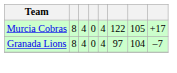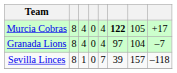(118, 28) normal -> (118, 28) bold
+ row: (37, 60)
